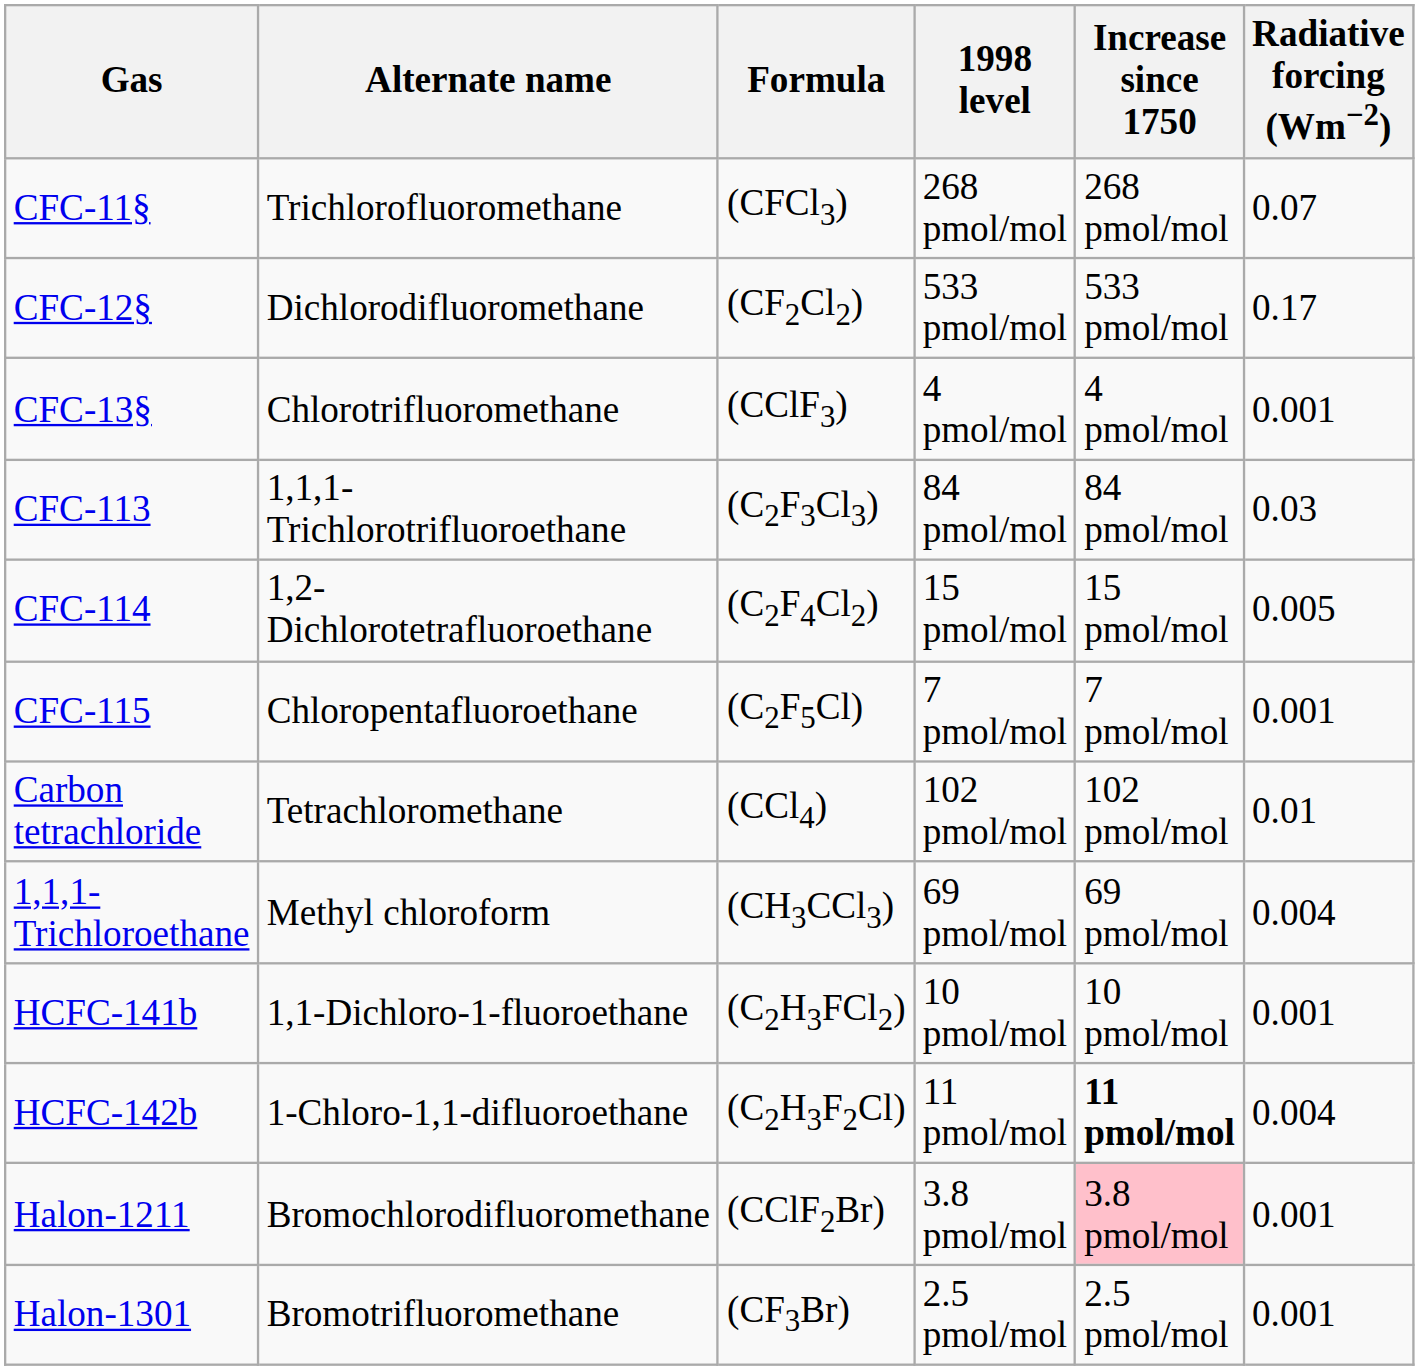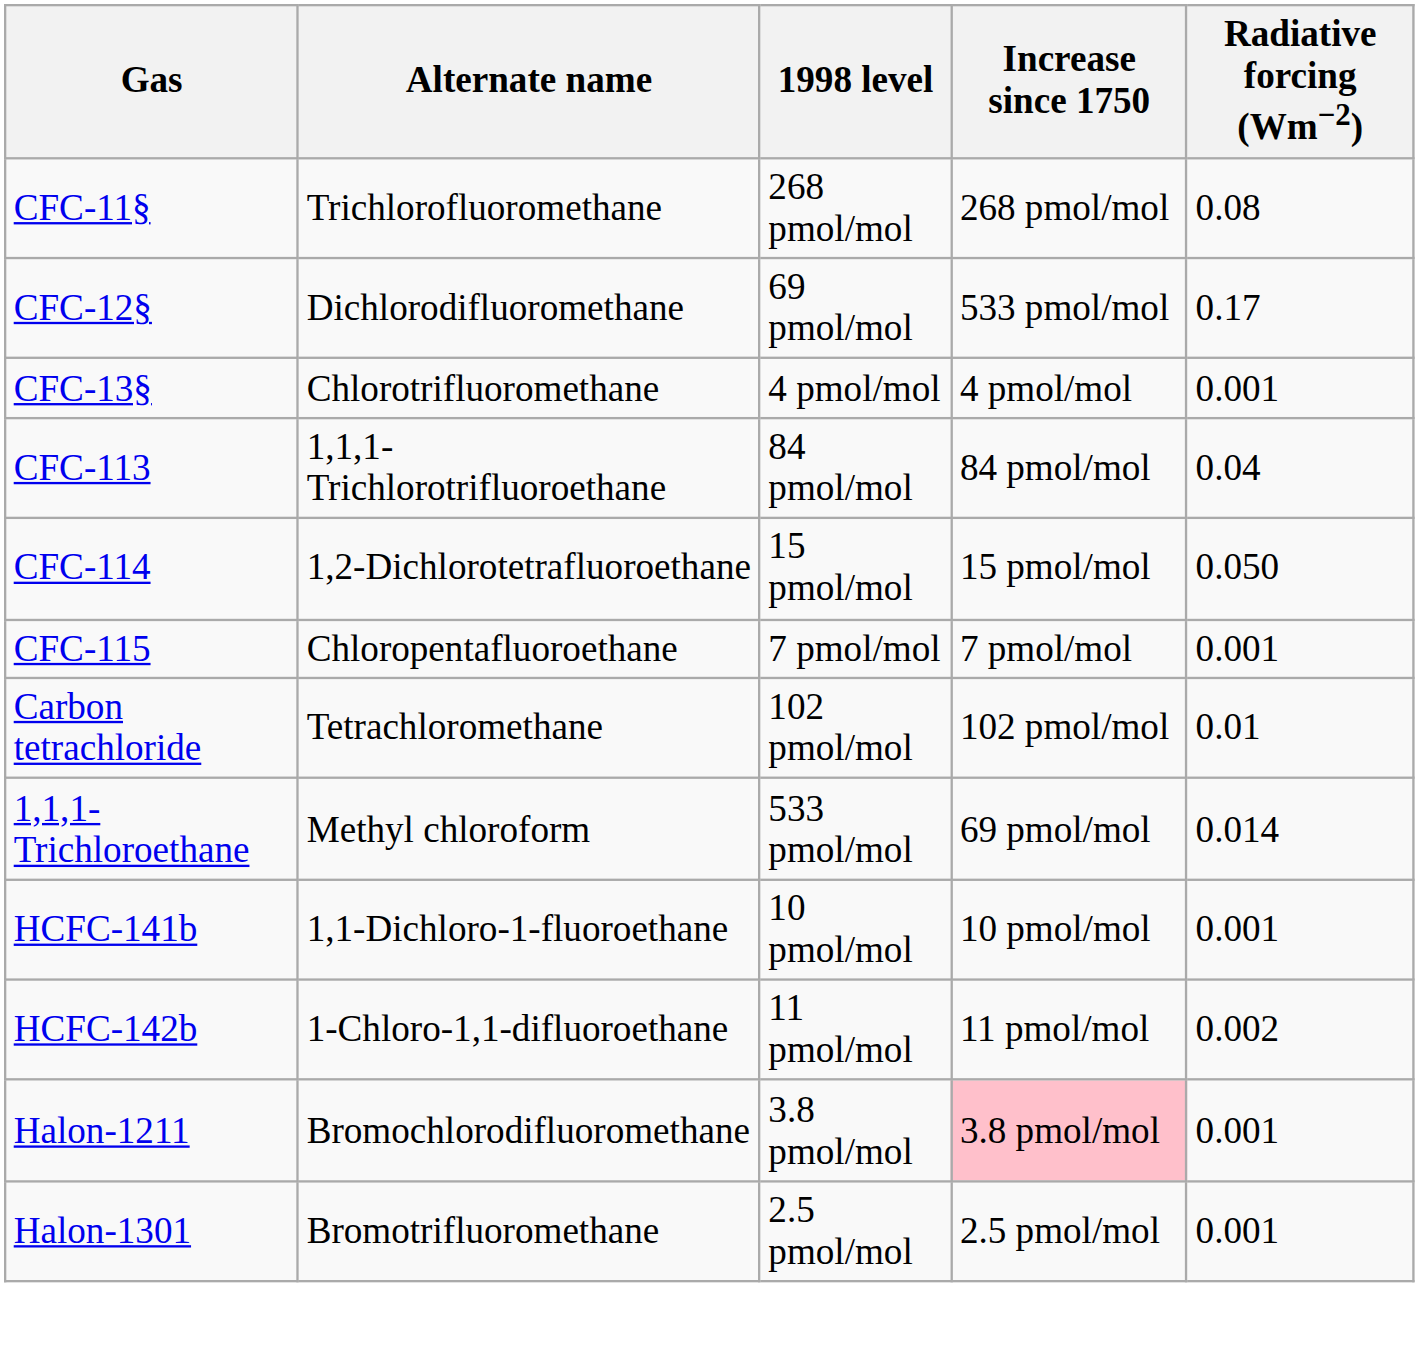- column: (816, 80)
(1285, 207) 0.07 -> (1228, 207) 0.08
(995, 307) 533 pmol/mol -> (841, 307) 69 pmol/mol
(1285, 509) 0.03 -> (1228, 467) 0.04
(1294, 609) 0.005 -> (1237, 568) 0.050
(995, 911) 69 pmol/mol -> (841, 828) 533 pmol/mol
(1294, 911) 0.004 -> (1237, 828) 0.014
(1159, 1112) bold -> (1055, 1029) normal
(1294, 1112) 0.004 -> (1237, 1029) 0.002
